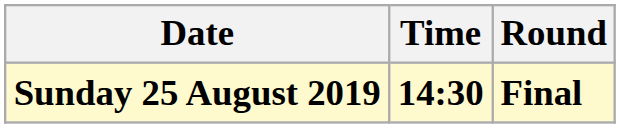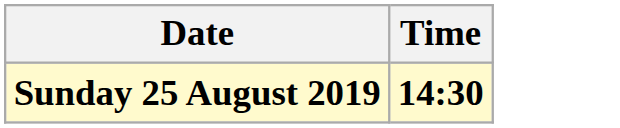- column: (554, 33)
